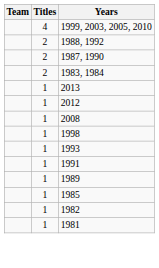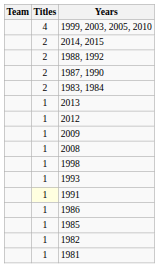+ row: (82, 42)
+ row: (70, 133)
(45, 164) no background -> (45, 194) lightyellow background
- row: (70, 179)
+ row: (70, 210)
